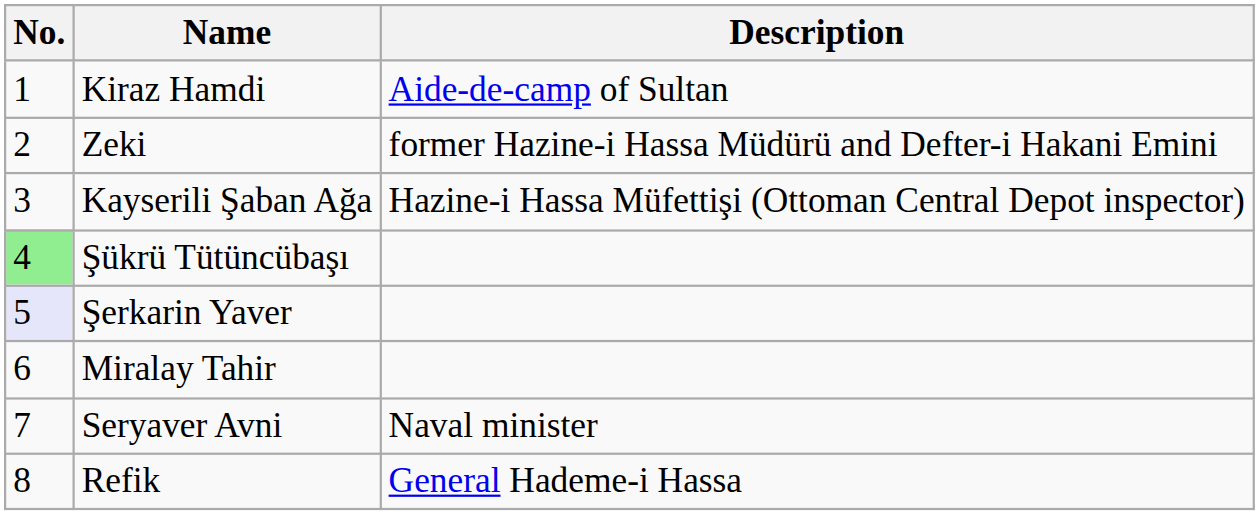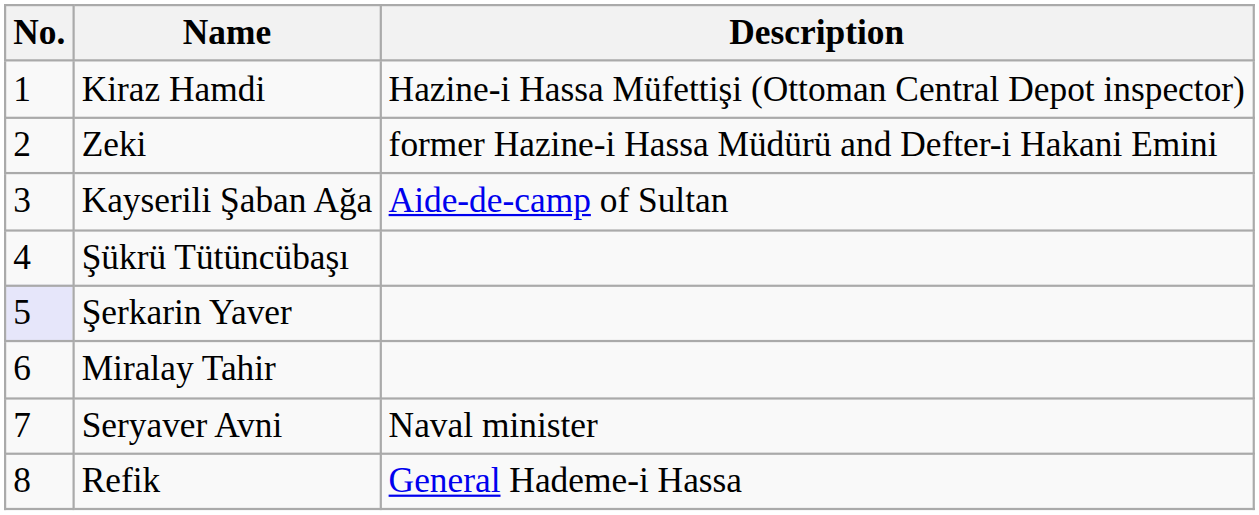(558, 88) Aide-de-camp of Sultan -> (817, 88) Hazine-i Hassa Müfettişi (Ottoman Central Depot inspector)
(817, 200) Hazine-i Hassa Müfettişi (Ottoman Central Depot inspector) -> (558, 200) Aide-de-camp of Sultan
(22, 256) lightgreen background -> (22, 256) no background
